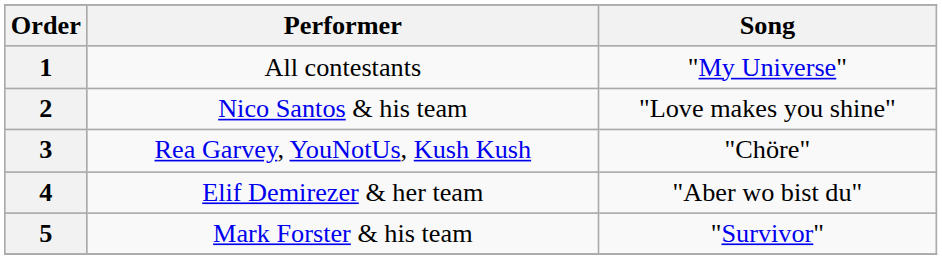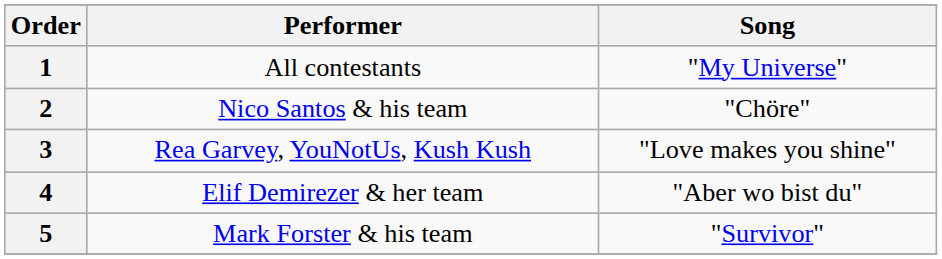(767, 108) "Love makes you shine" -> (767, 108) "Chöre"
(767, 150) "Chöre" -> (767, 150) "Love makes you shine"
